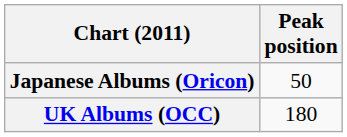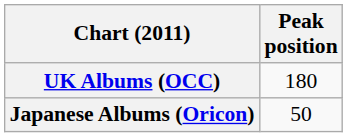rows swapped: (132, 80) <-> (132, 114)
